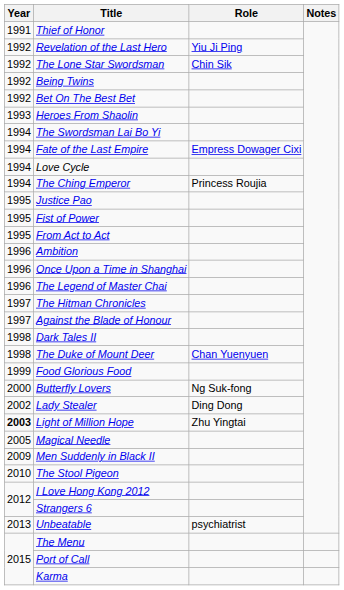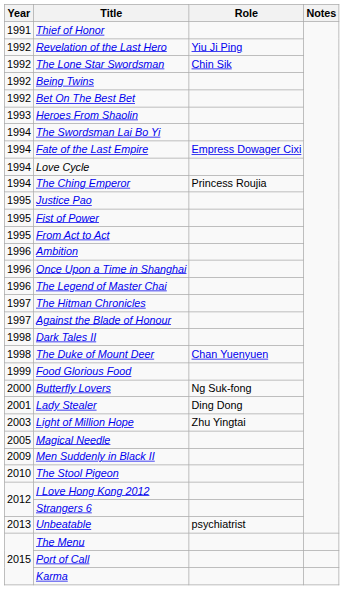(19, 406) 2002 -> (19, 406) 2001
(19, 423) bold -> (19, 423) normal
